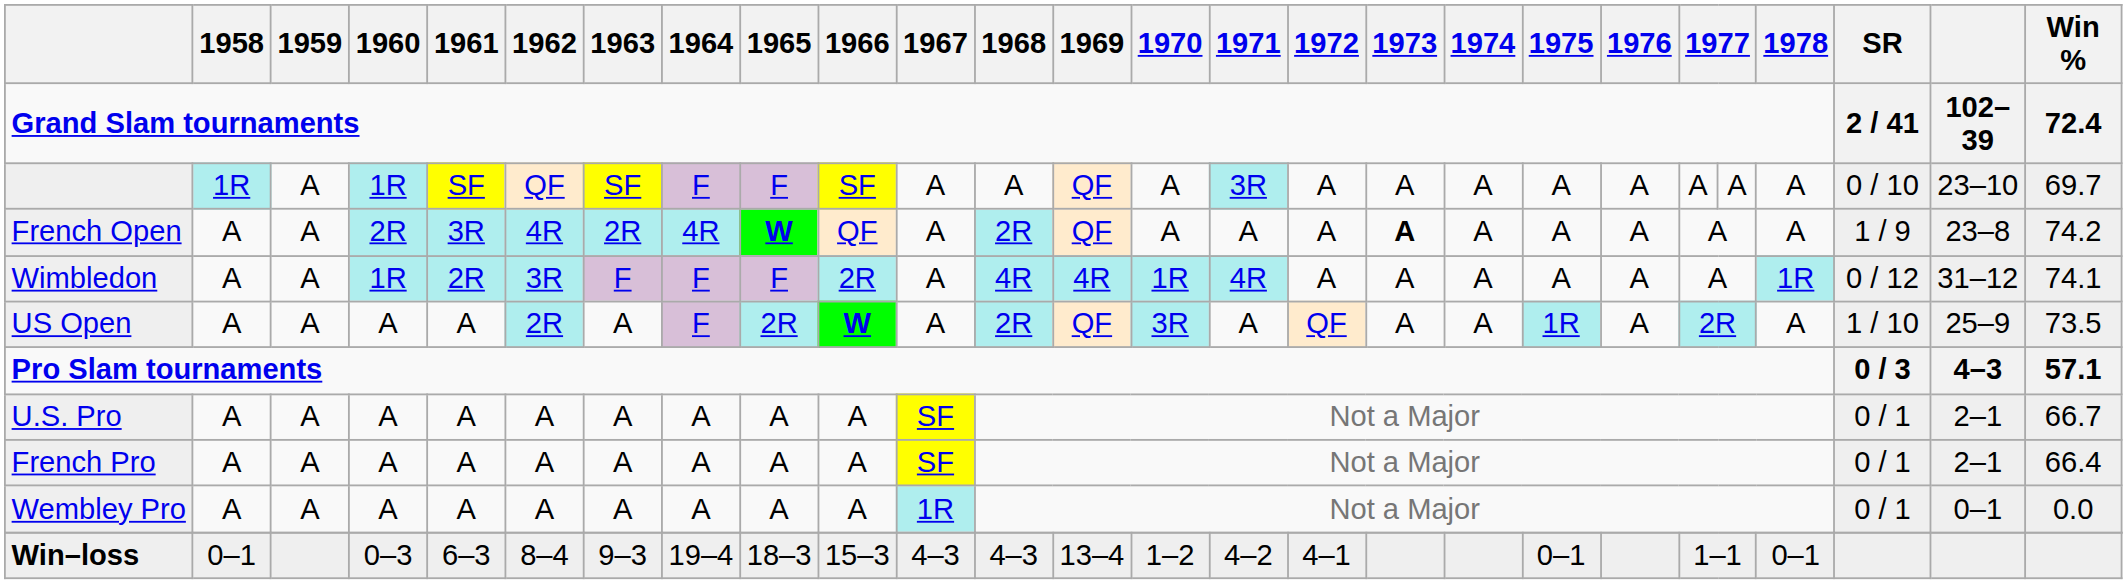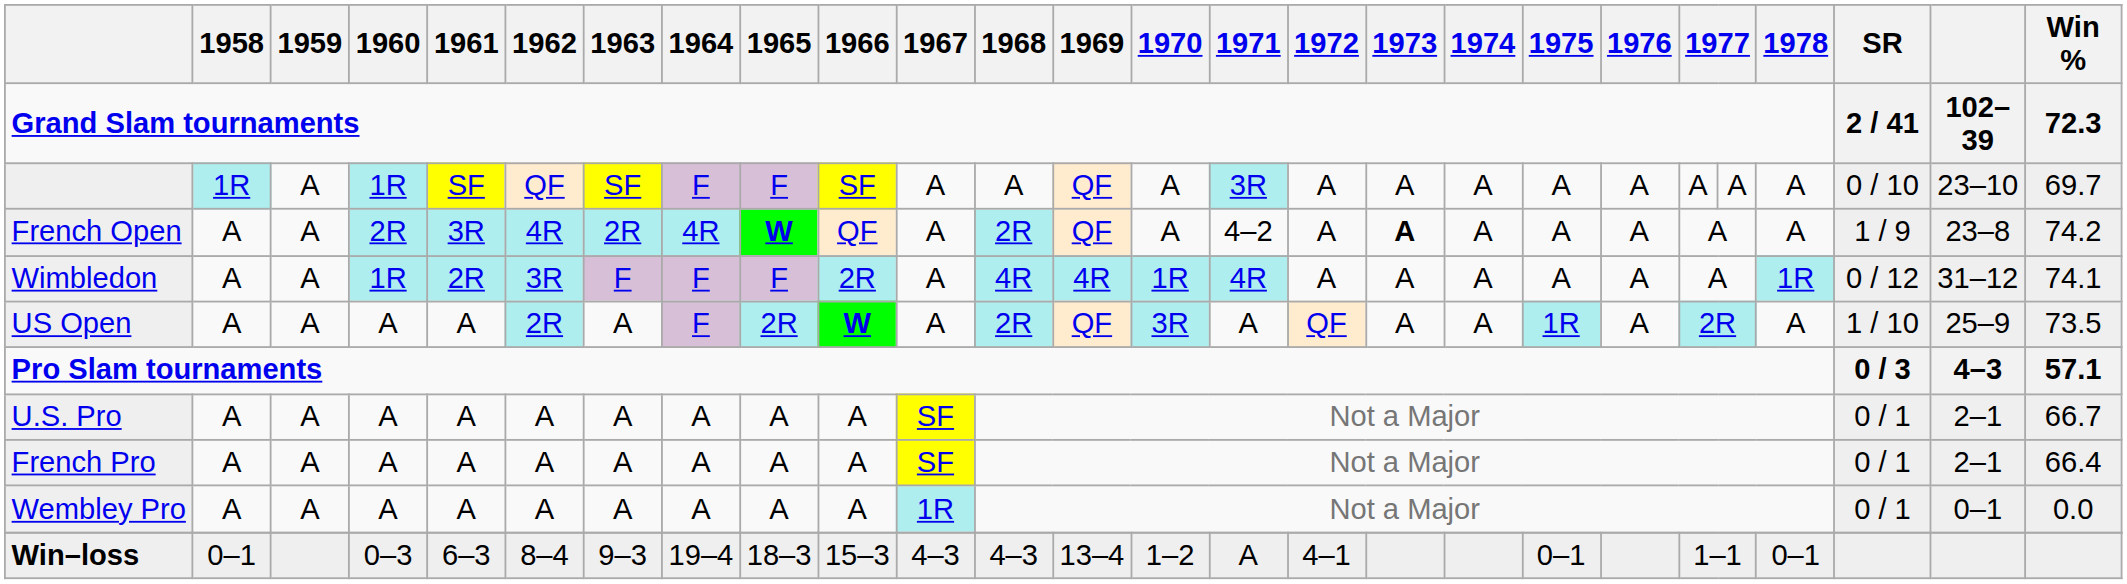(2073, 122) 72.4 -> (2073, 122) 72.3
(1248, 231) A -> (1248, 231) 4–2
(1248, 554) 4–2 -> (1248, 554) A
